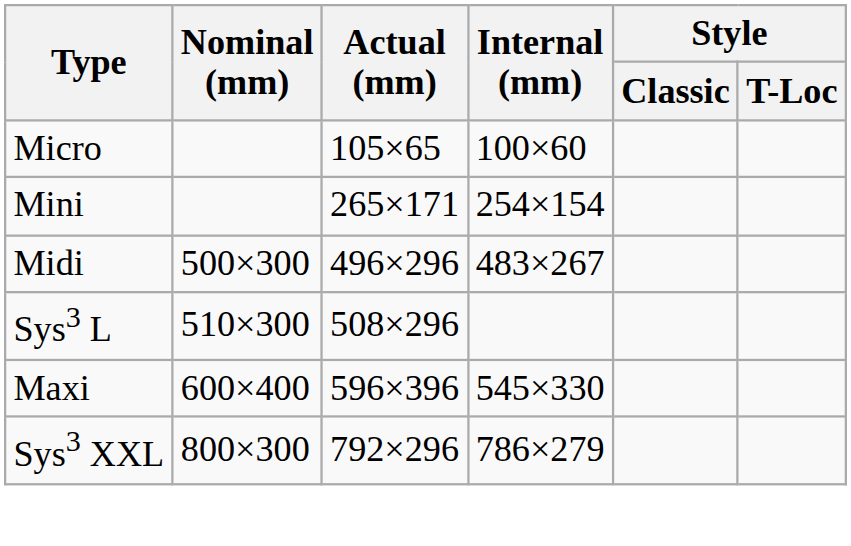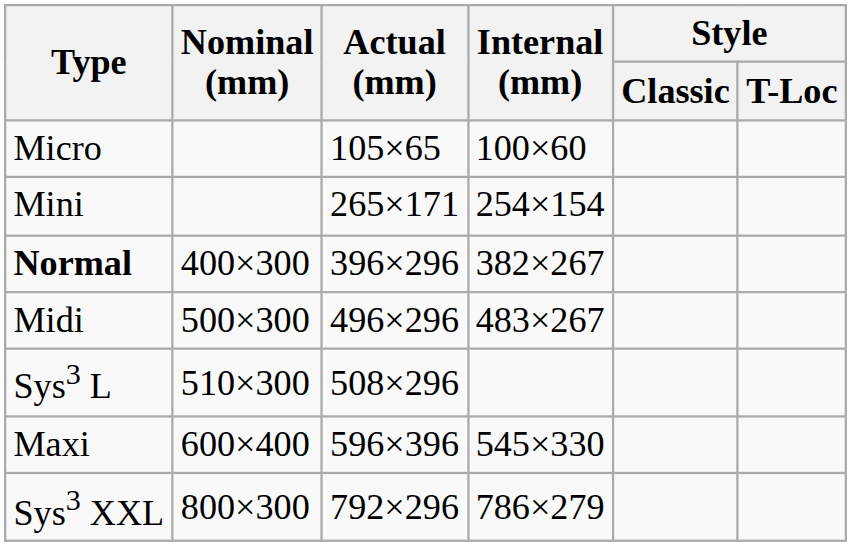+ row: (73, 262)
